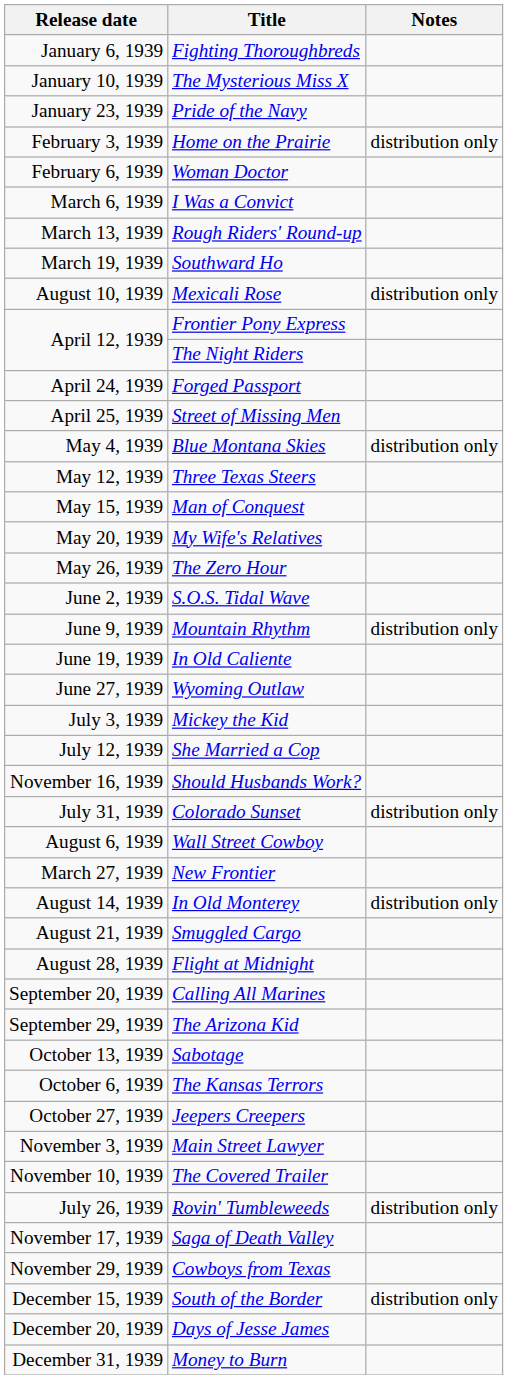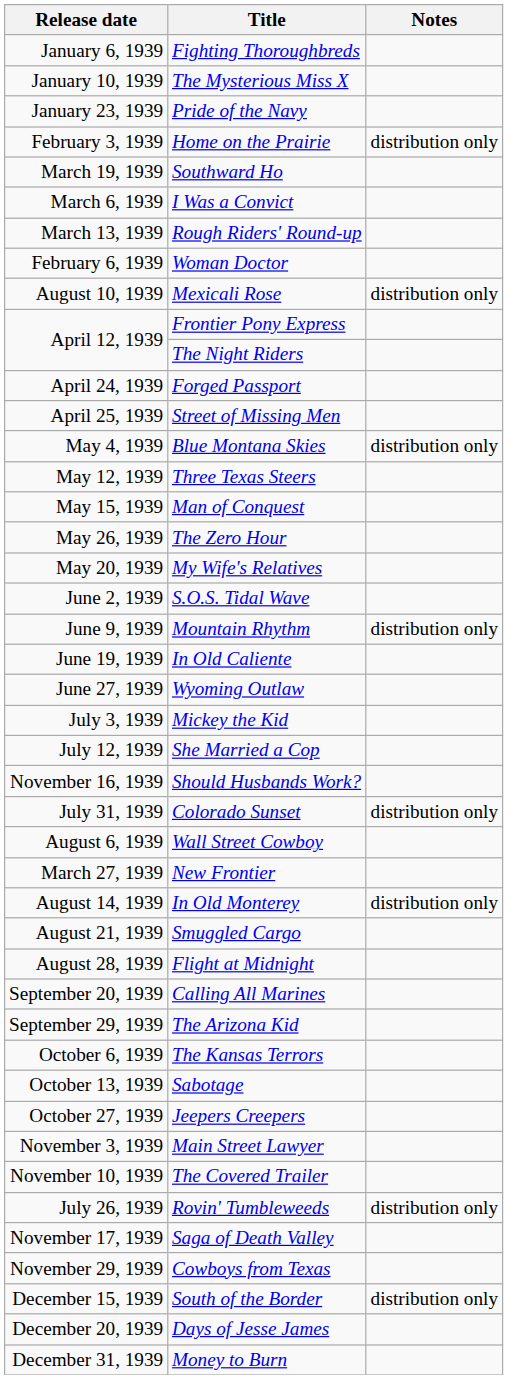rows swapped: (230, 171) <-> (227, 263)
rows swapped: (247, 537) <-> (229, 567)
rows swapped: (248, 1085) <-> (208, 1055)
